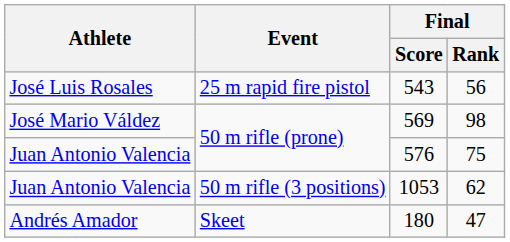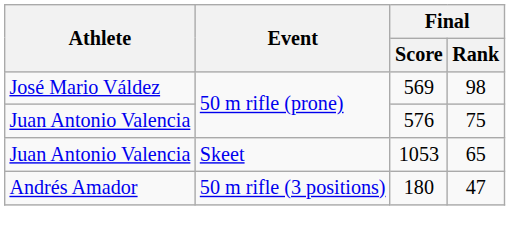- row: (419, 88)
(293, 187) 50 m rifle (3 positions) -> (222, 154) Skeet
(476, 187) 62 -> (476, 154) 65
(222, 221) Skeet -> (293, 187) 50 m rifle (3 positions)
